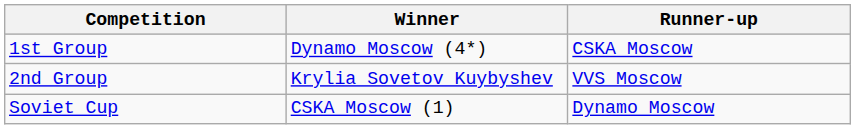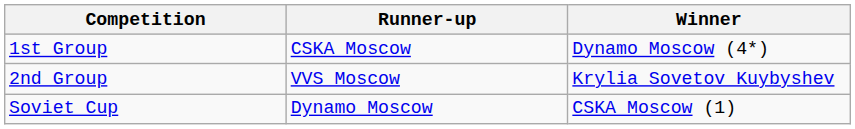columns swapped: (427, 20) <-> (709, 20)
